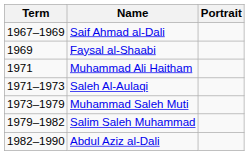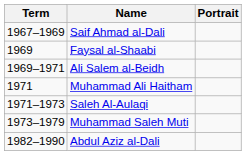+ row: (117, 68)
- row: (133, 123)
